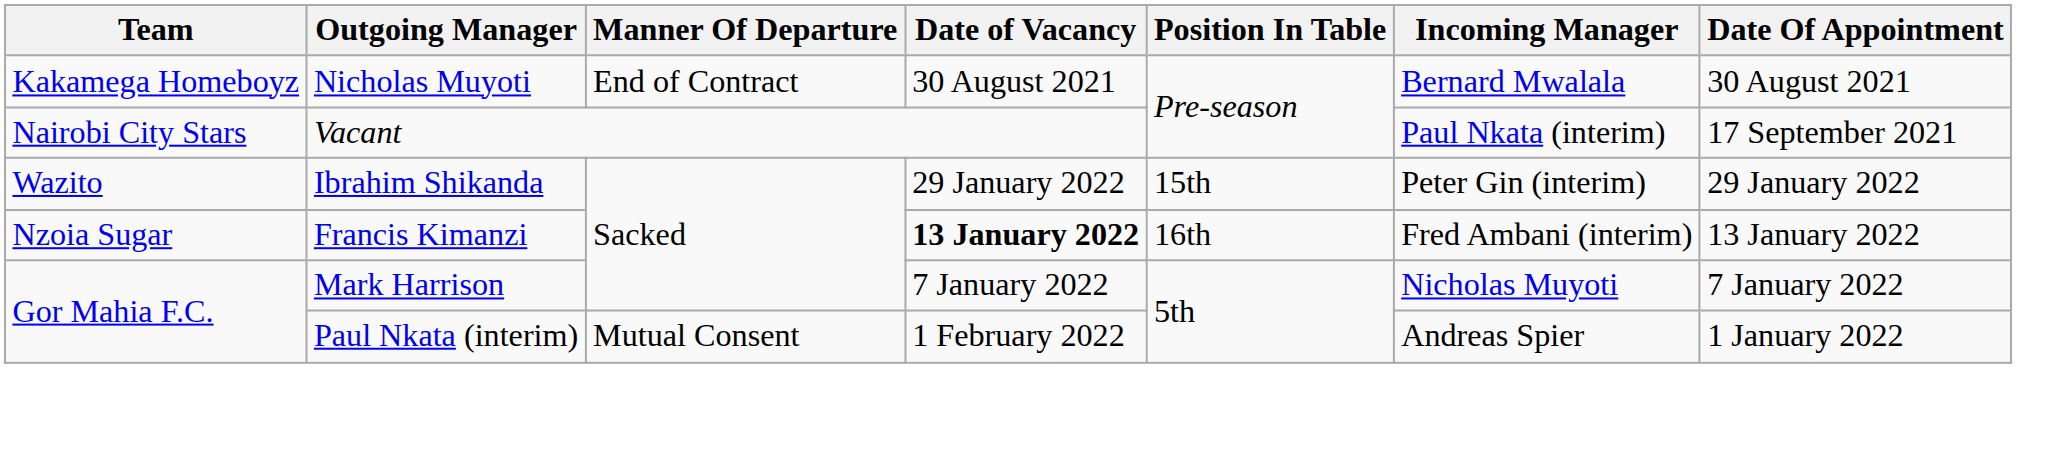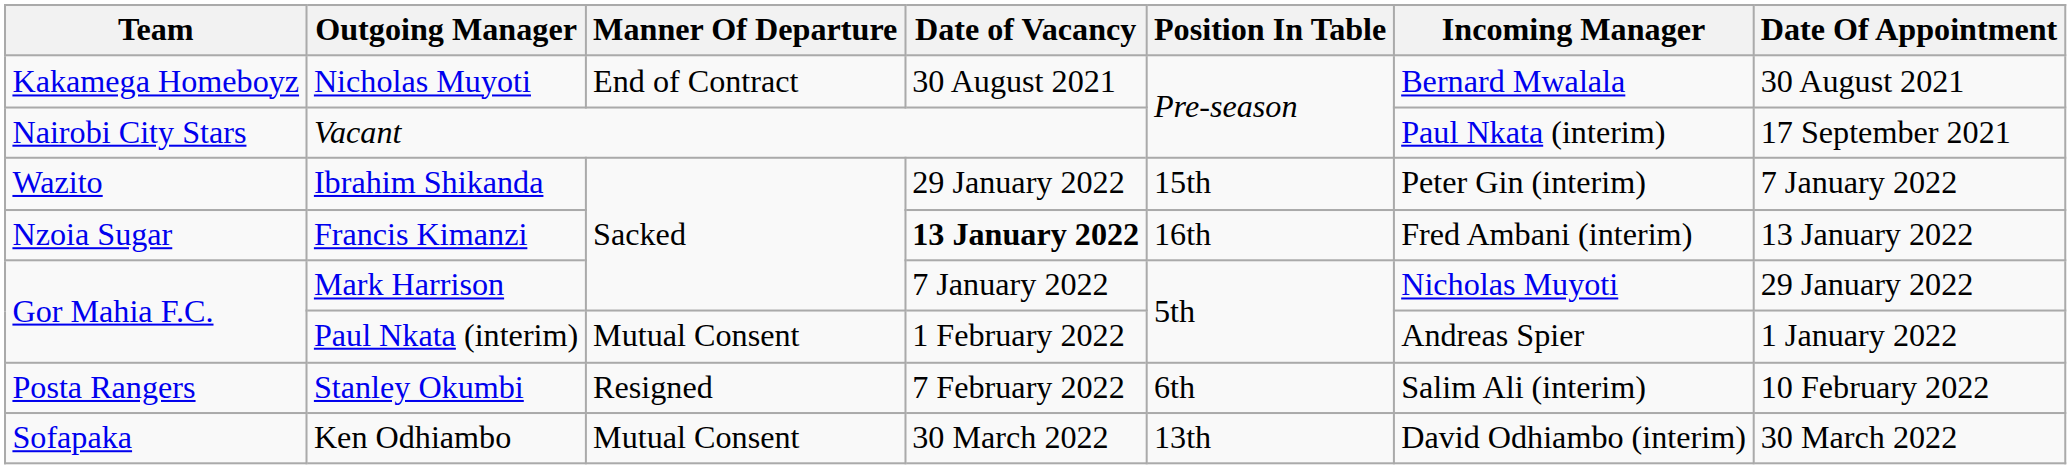(1813, 183) 29 January 2022 -> (1859, 183) 7 January 2022
(1805, 285) 7 January 2022 -> (1867, 285) 29 January 2022
+ row: (419, 387)
+ row: (413, 438)
